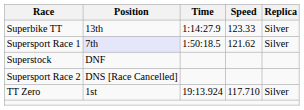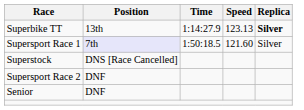(241, 28) 123.33 -> (239, 28) 123.13
(277, 28) normal -> (270, 28) bold
(241, 44) 121.62 -> (239, 44) 121.60
(95, 60) DNF -> (131, 60) DNS [Race Cancelled]
(131, 76) DNS [Race Cancelled] -> (95, 76) DNF
- row: (23, 92)
+ row: (20, 92)
